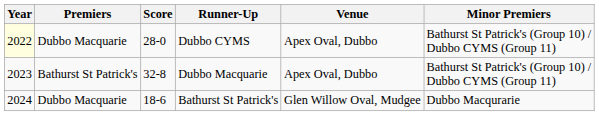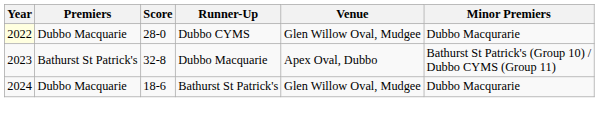(331, 40) Apex Oval, Dubbo -> (352, 33) Glen Willow Oval, Mudgee
(509, 40) Bathurst St Patrick's (Group 10) / Dubbo CYMS (Group 11) -> (473, 33) Dubbo Macqurarie
